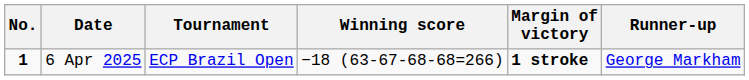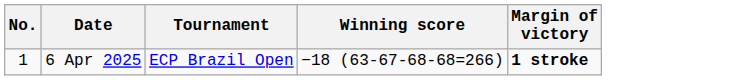- column: (673, 27)
(23, 62) bold -> (23, 62) normal
